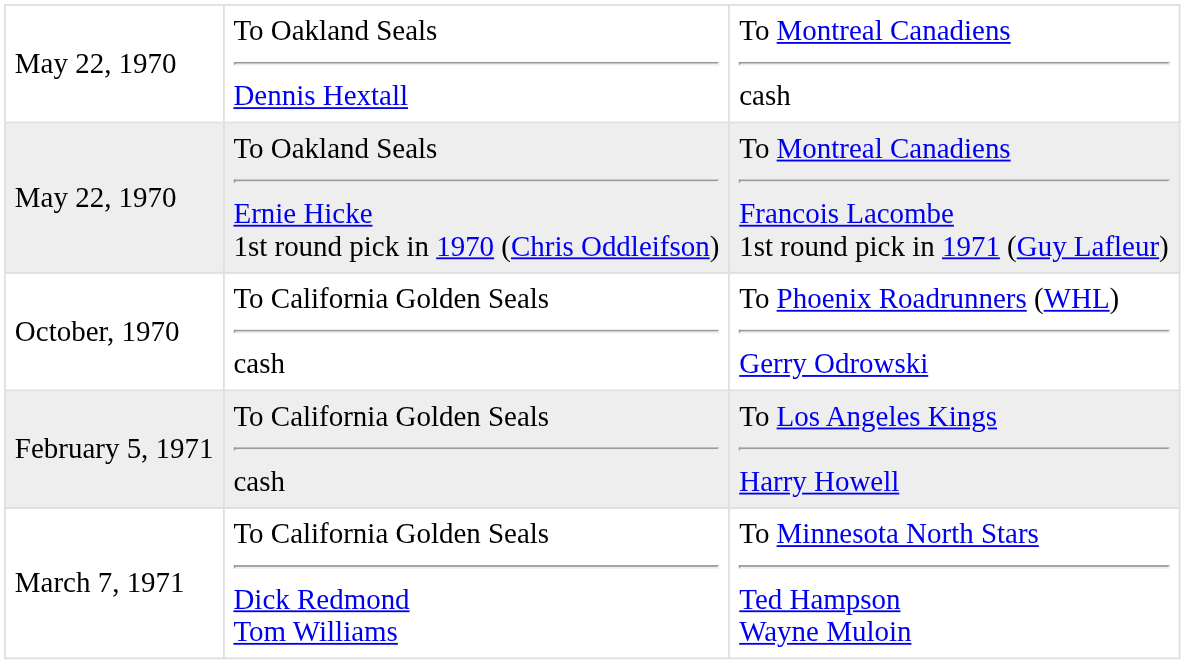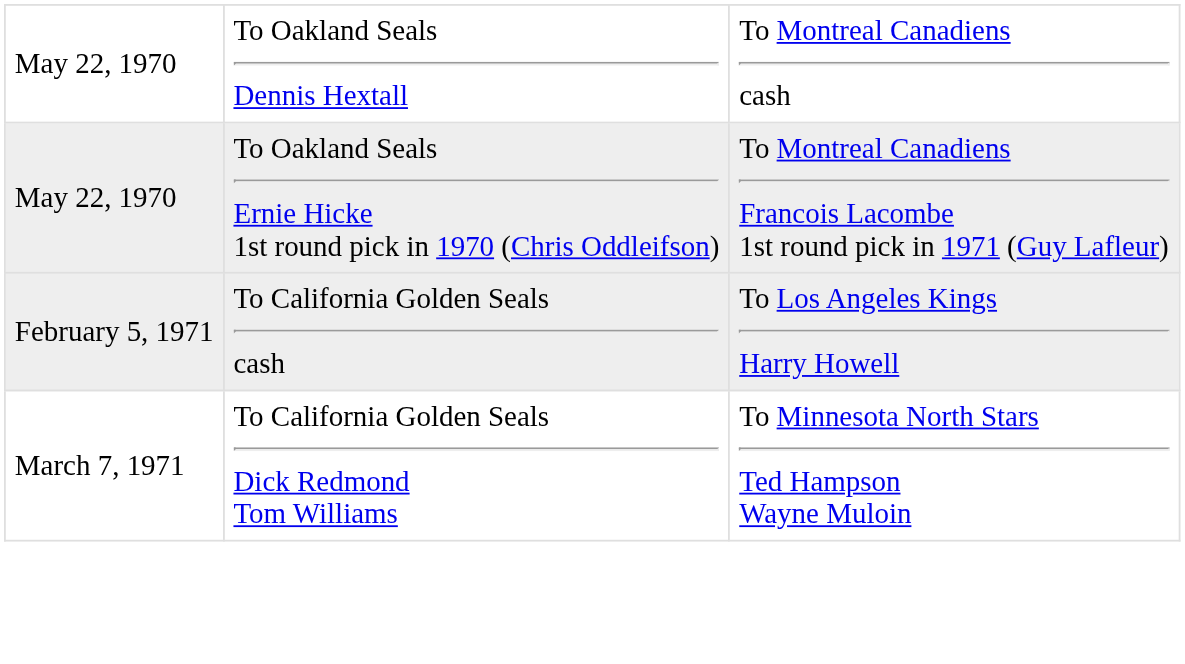- row: (97, 331)
